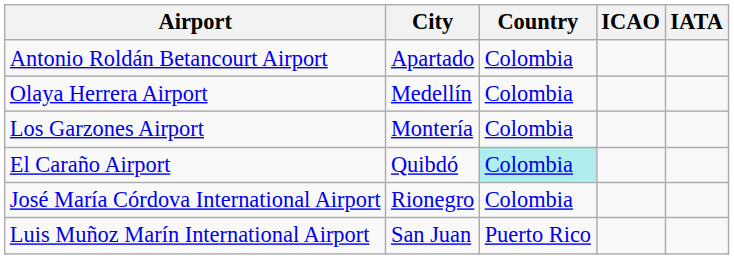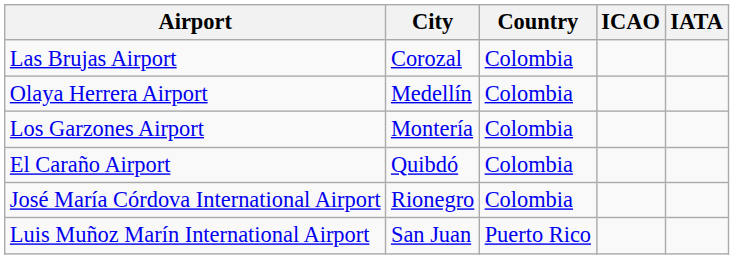- row: (169, 57)
+ row: (93, 57)
(529, 164) paleturquoise background -> (529, 164) no background
